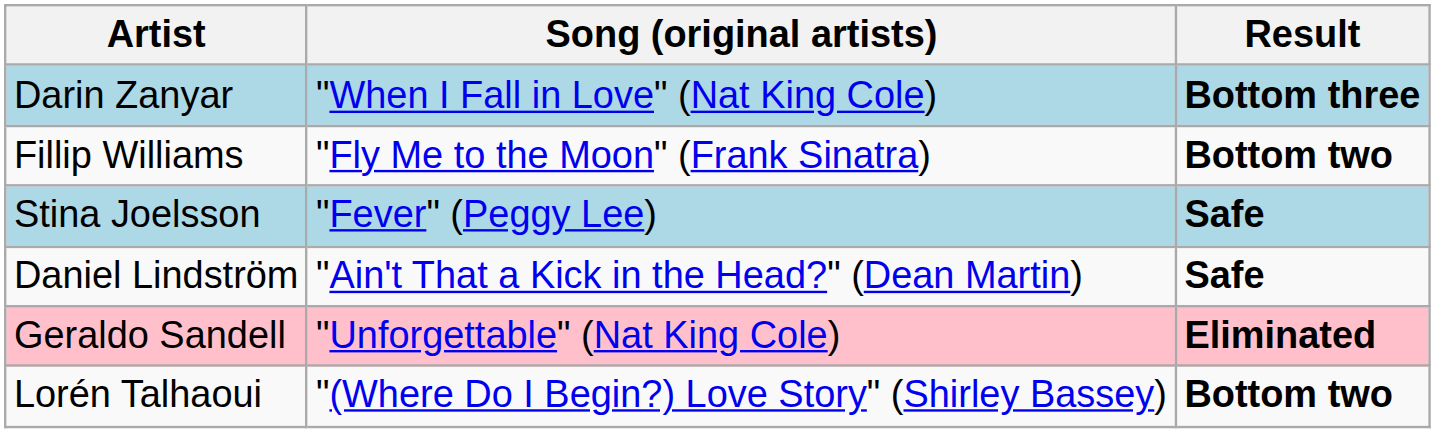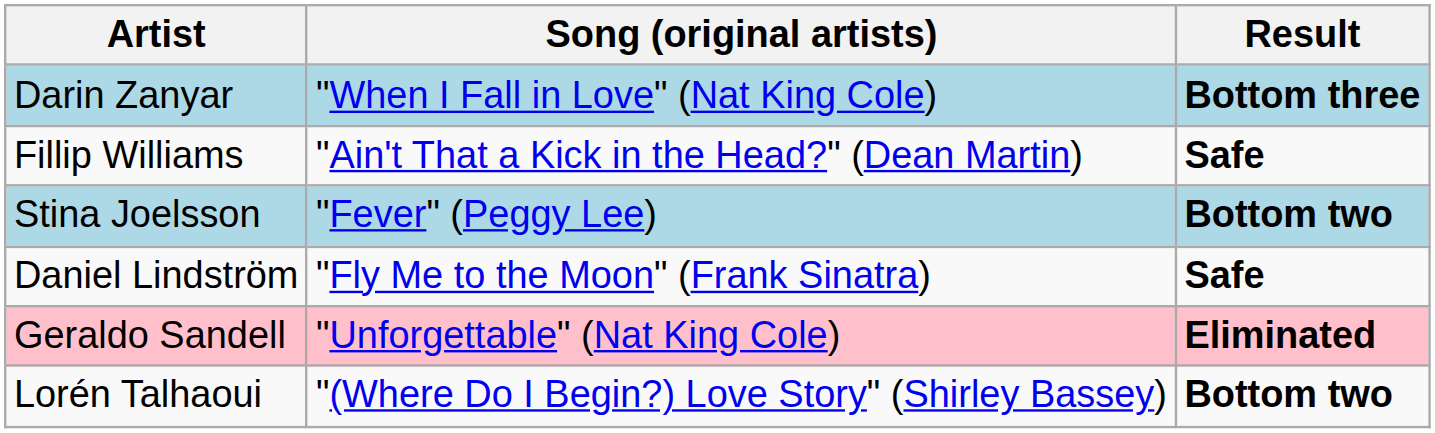(623, 154) "Fly Me to the Moon" (Frank Sinatra) -> (699, 154) "Ain't That a Kick in the Head?" (Dean Martin)
(1289, 154) Bottom two -> (1224, 154) Safe
(1224, 214) Safe -> (1289, 214) Bottom two
(699, 275) "Ain't That a Kick in the Head?" (Dean Martin) -> (623, 275) "Fly Me to the Moon" (Frank Sinatra)
